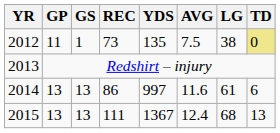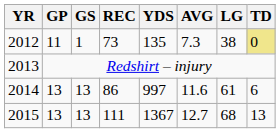(191, 41) 7.5 -> (191, 41) 7.3
(195, 115) 12.4 -> (195, 115) 12.7
